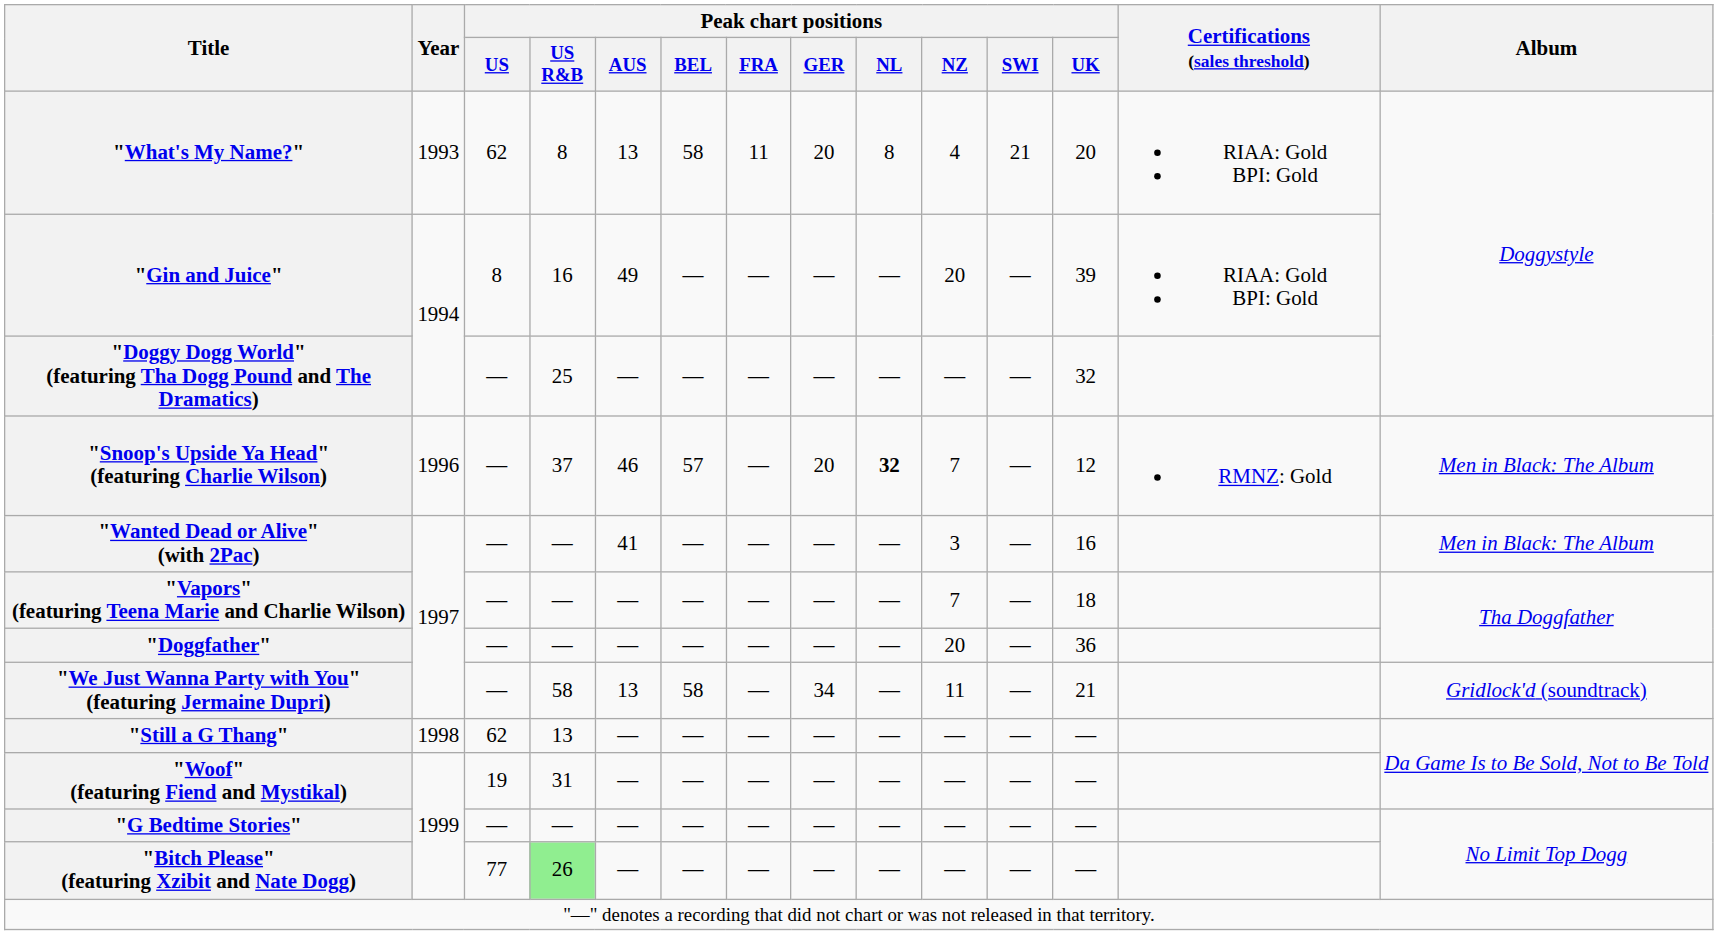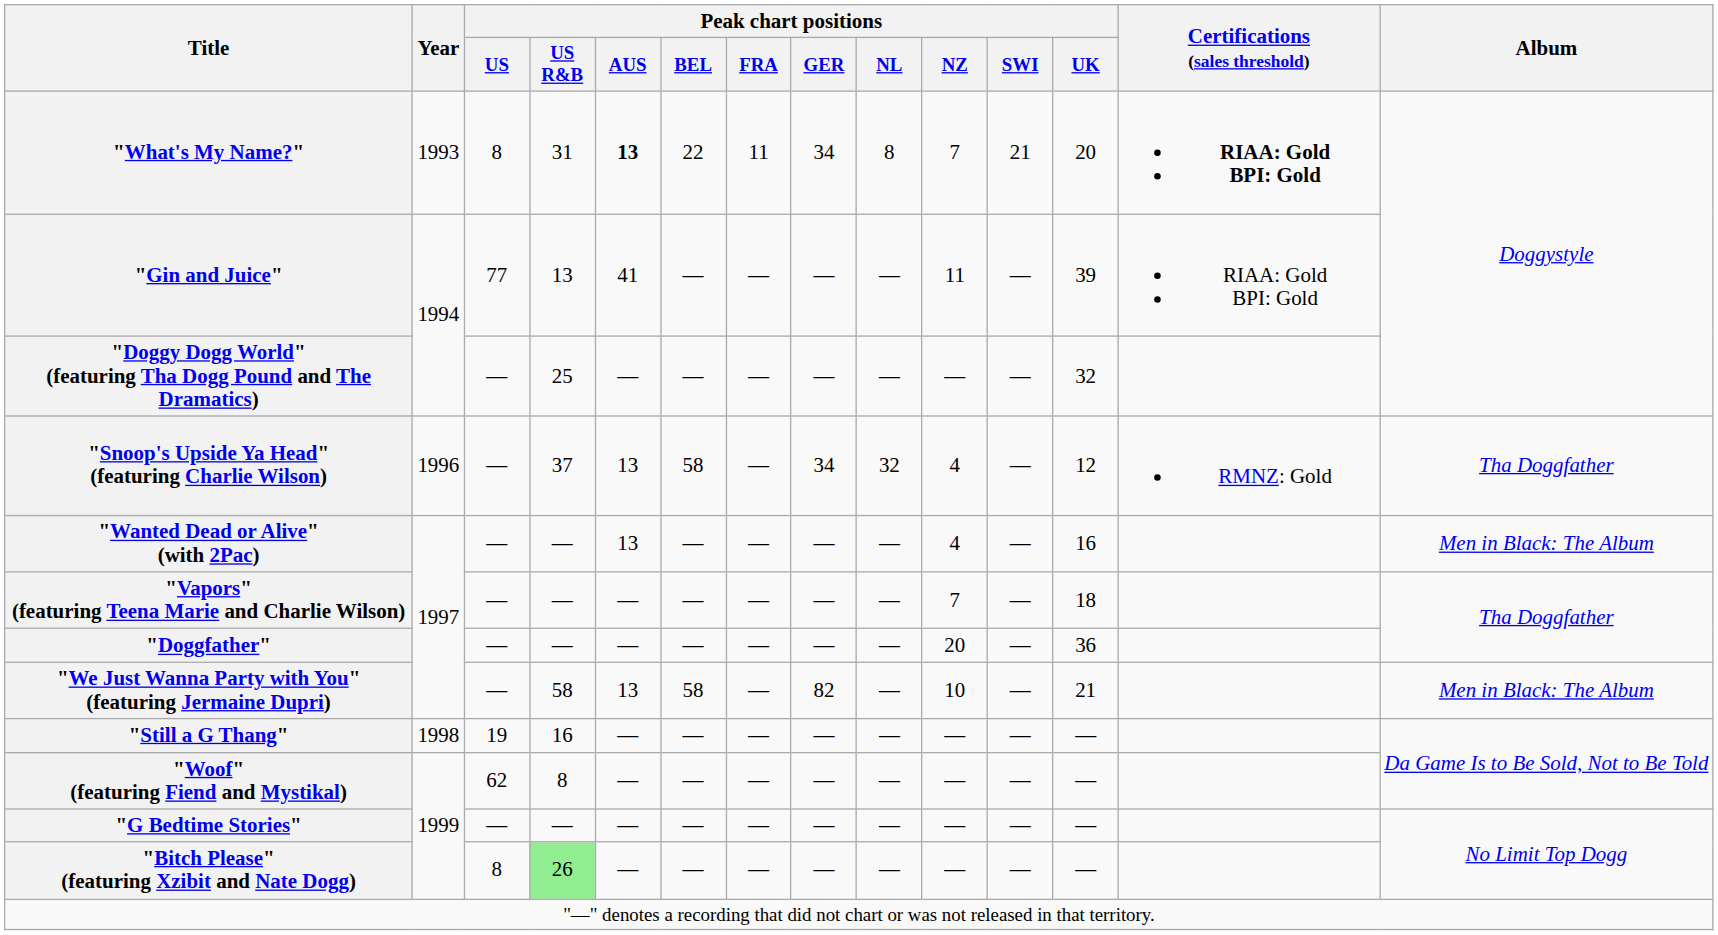(497, 152) 62 -> (497, 152) 8
(562, 152) 8 -> (562, 152) 31
(628, 152) normal -> (628, 152) bold
(693, 152) 58 -> (693, 152) 22
(824, 152) 20 -> (824, 152) 34
(955, 152) 4 -> (955, 152) 7
(1249, 164) normal -> (1249, 164) bold
(497, 274) 8 -> (497, 274) 77
(562, 274) 16 -> (562, 274) 13
(628, 274) 49 -> (628, 274) 41
(955, 274) 20 -> (955, 274) 11
(628, 465) 46 -> (628, 465) 13
(693, 465) 57 -> (693, 465) 58
(824, 465) 20 -> (824, 465) 34
(889, 465) bold -> (889, 465) normal
(955, 465) 7 -> (955, 465) 4
(1546, 465) Men in Black: The Album -> (1546, 465) Tha Doggfather
(628, 543) 41 -> (628, 543) 13
(955, 543) 3 -> (955, 543) 4
(824, 690) 34 -> (824, 690) 82
(955, 690) 11 -> (955, 690) 10
(1546, 690) Gridlock'd (soundtrack) -> (1546, 690) Men in Black: The Album
(497, 735) 62 -> (497, 735) 19
(562, 735) 13 -> (562, 735) 16
(497, 780) 19 -> (497, 780) 62
(562, 780) 31 -> (562, 780) 8
(497, 870) 77 -> (497, 870) 8
